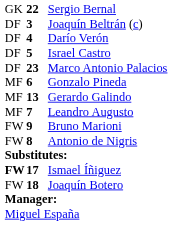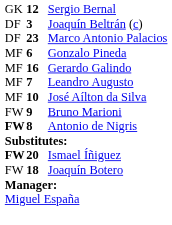(32, 9) 22 -> (32, 9) 12
- row: (78, 38)
- row: (79, 53)
(32, 97) 13 -> (32, 67) 16
+ row: (97, 97)
(14, 140) normal -> (15, 126) bold
(32, 170) 17 -> (32, 155) 20
